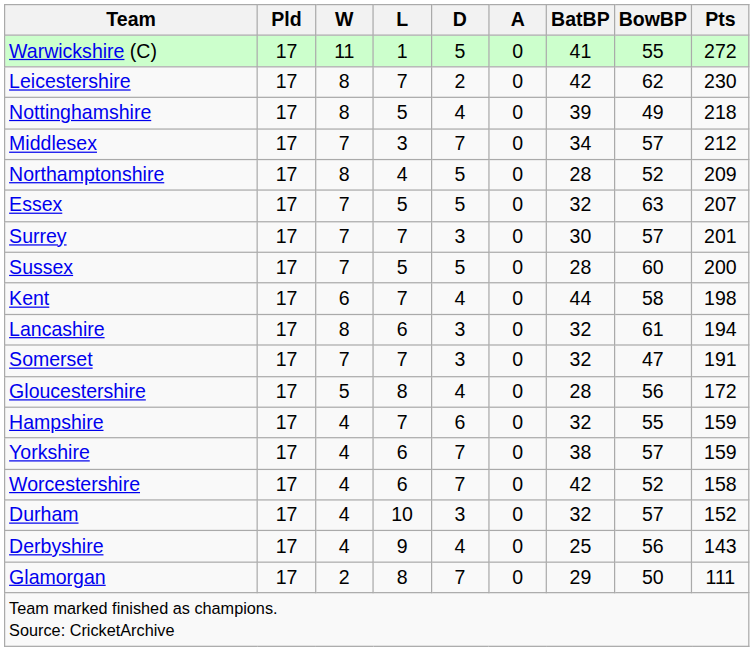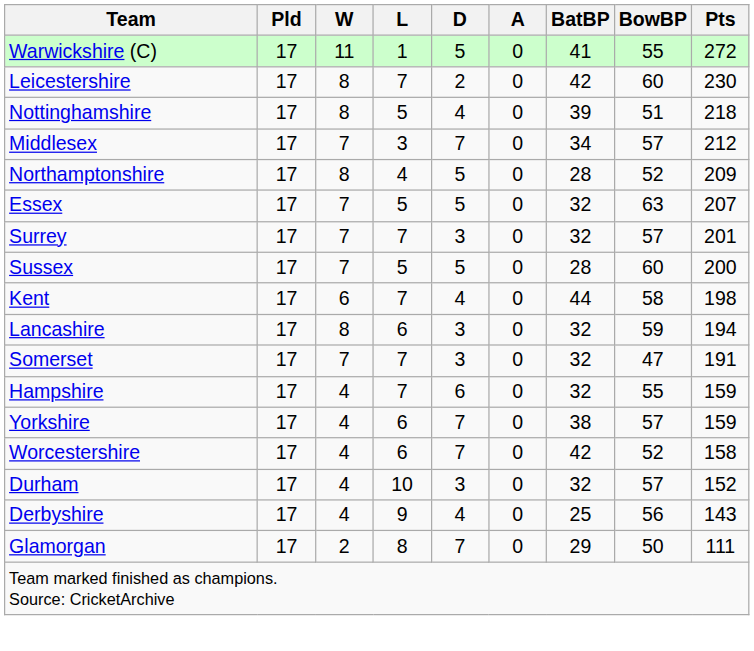(653, 81) 62 -> (653, 81) 60
(653, 112) 49 -> (653, 112) 51
(580, 236) 30 -> (580, 236) 32
(653, 329) 61 -> (653, 329) 59
- row: (77, 391)
